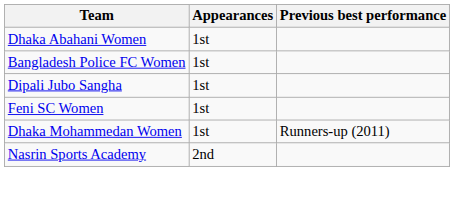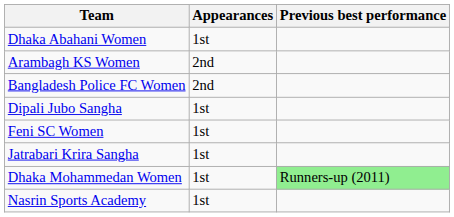+ row: (74, 62)
(201, 62) 1st -> (203, 85) 2nd
+ row: (73, 154)
(335, 131) no background -> (335, 177) lightgreen background
(203, 154) 2nd -> (201, 200) 1st
